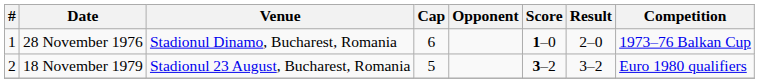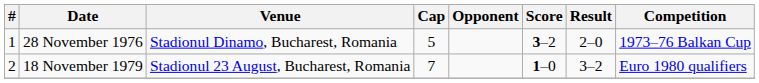(431, 41) 6 -> (431, 41) 5
(544, 41) 1–0 -> (544, 41) 3–2
(431, 66) 5 -> (431, 66) 7
(544, 66) 3–2 -> (544, 66) 1–0
